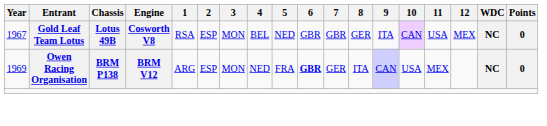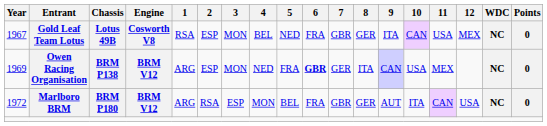(310, 35) GBR -> (315, 35) FRA
+ row: (59, 103)
